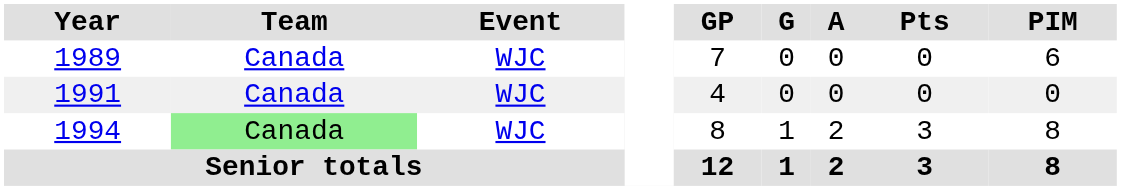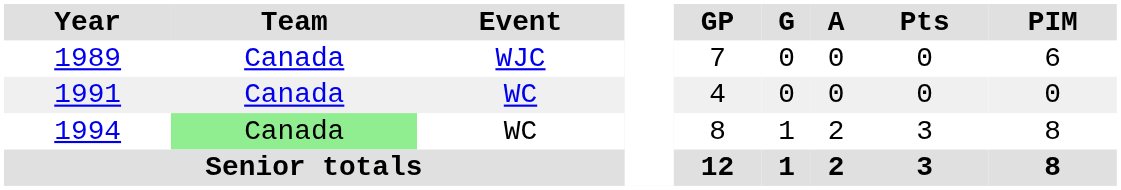(520, 95) WJC -> (520, 95) WC
(520, 131) WJC -> (520, 131) WC
